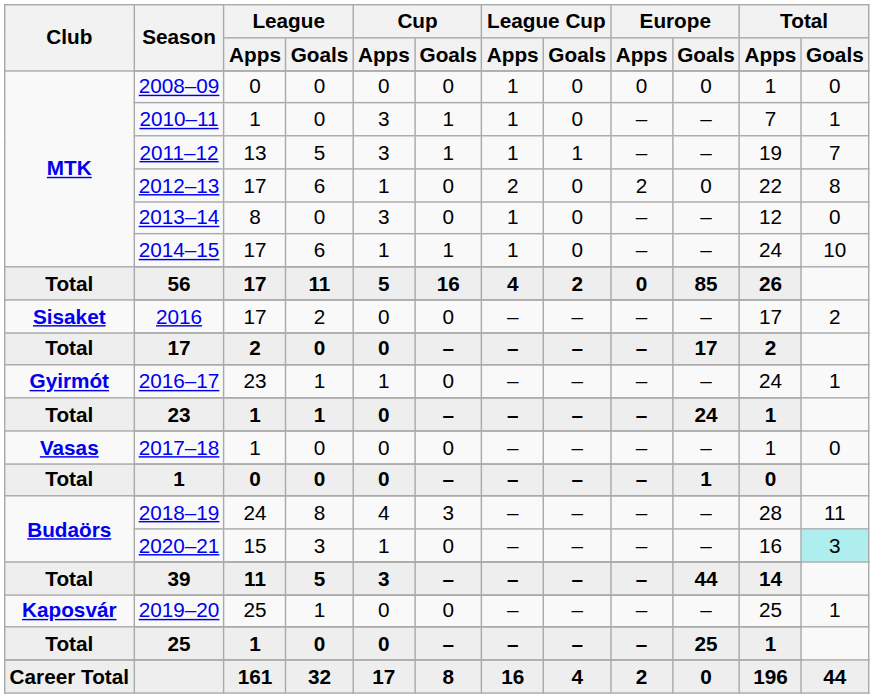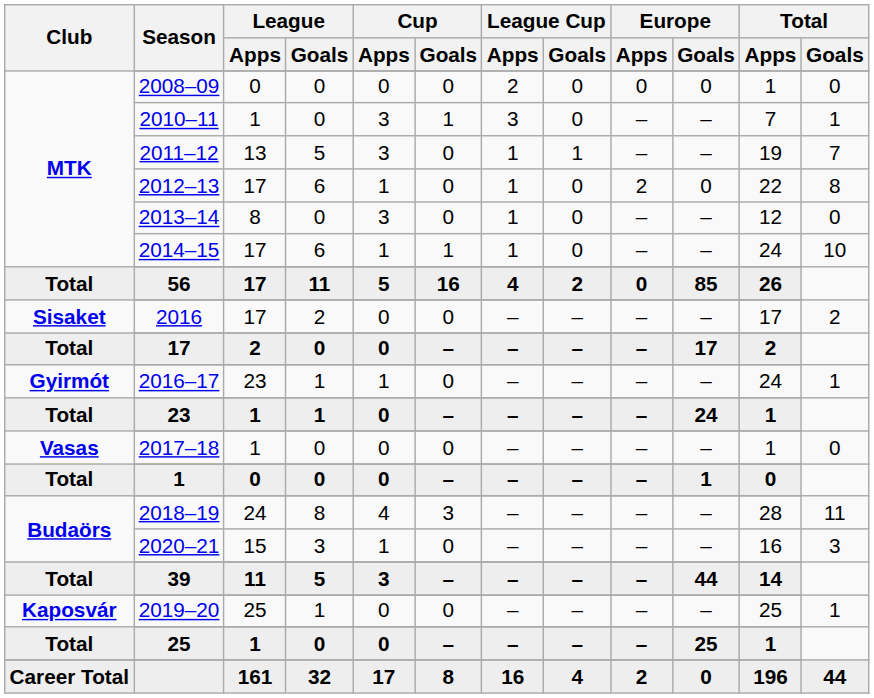(513, 87) 1 -> (513, 87) 2
(513, 120) 1 -> (513, 120) 3
(448, 153) 1 -> (448, 153) 0
(513, 185) 2 -> (513, 185) 1
(835, 546) paleturquoise background -> (835, 546) no background
